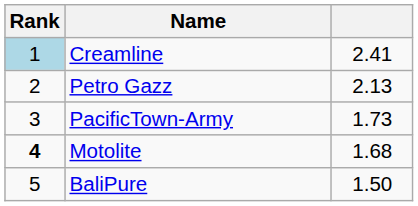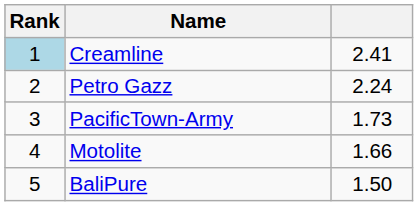(372, 86) 2.13 -> (372, 86) 2.24
(35, 151) bold -> (35, 151) normal
(372, 151) 1.68 -> (372, 151) 1.66
